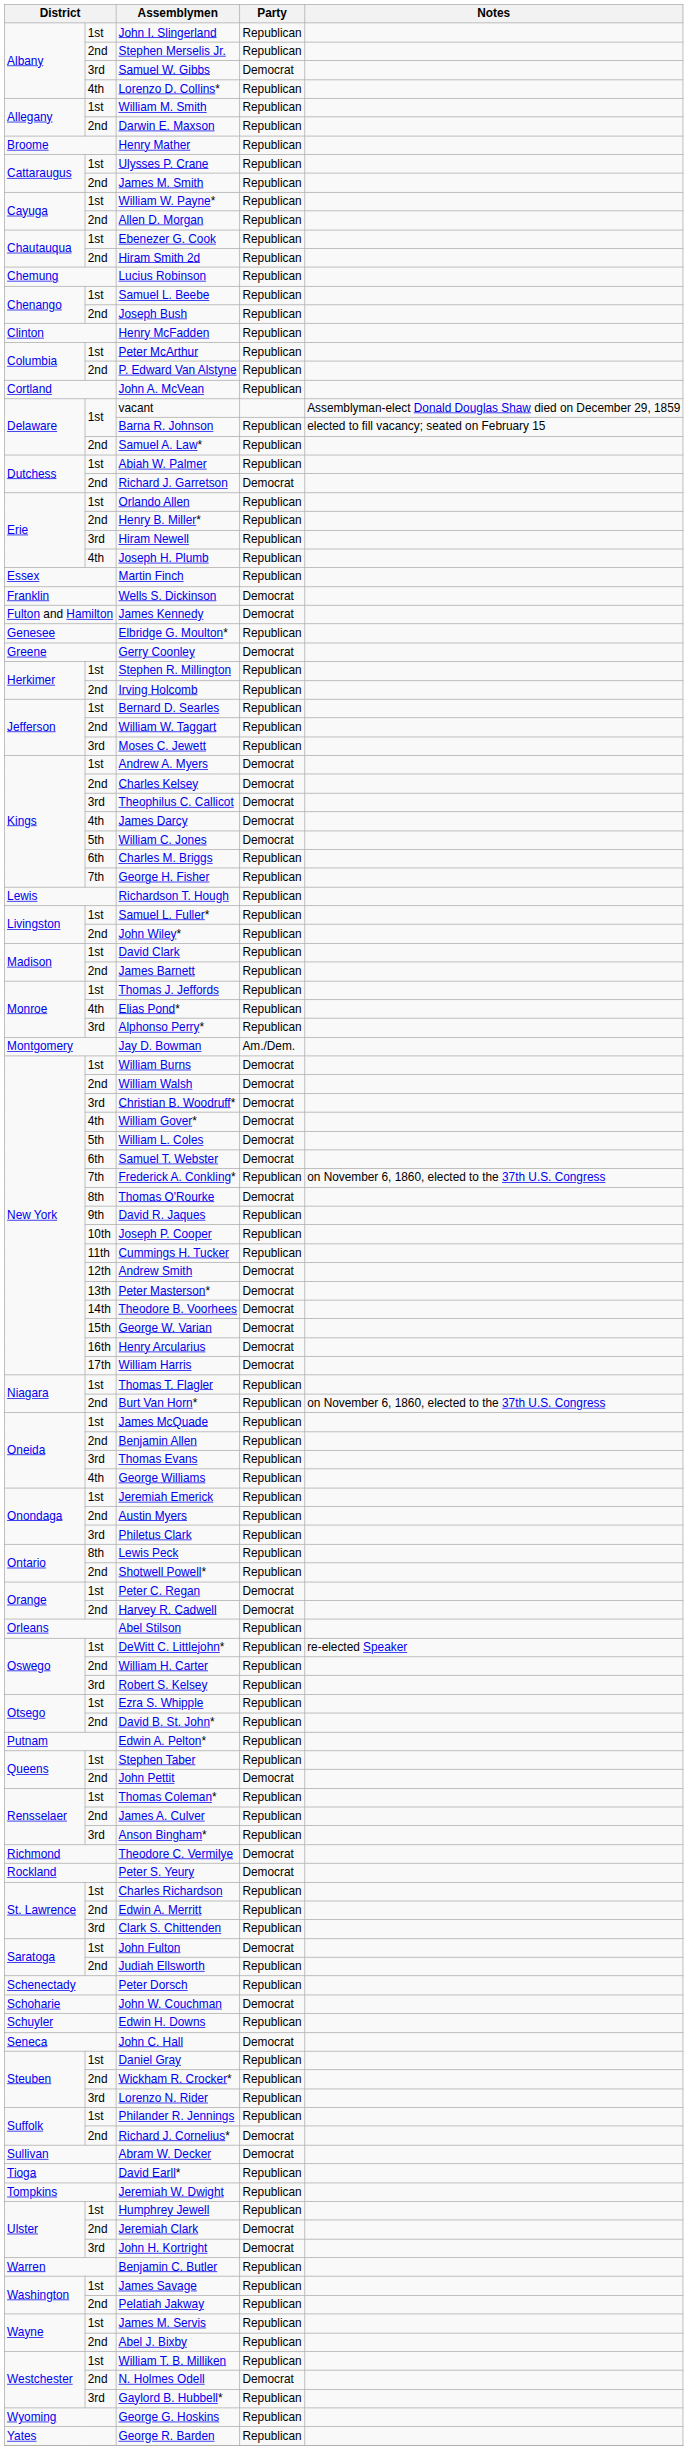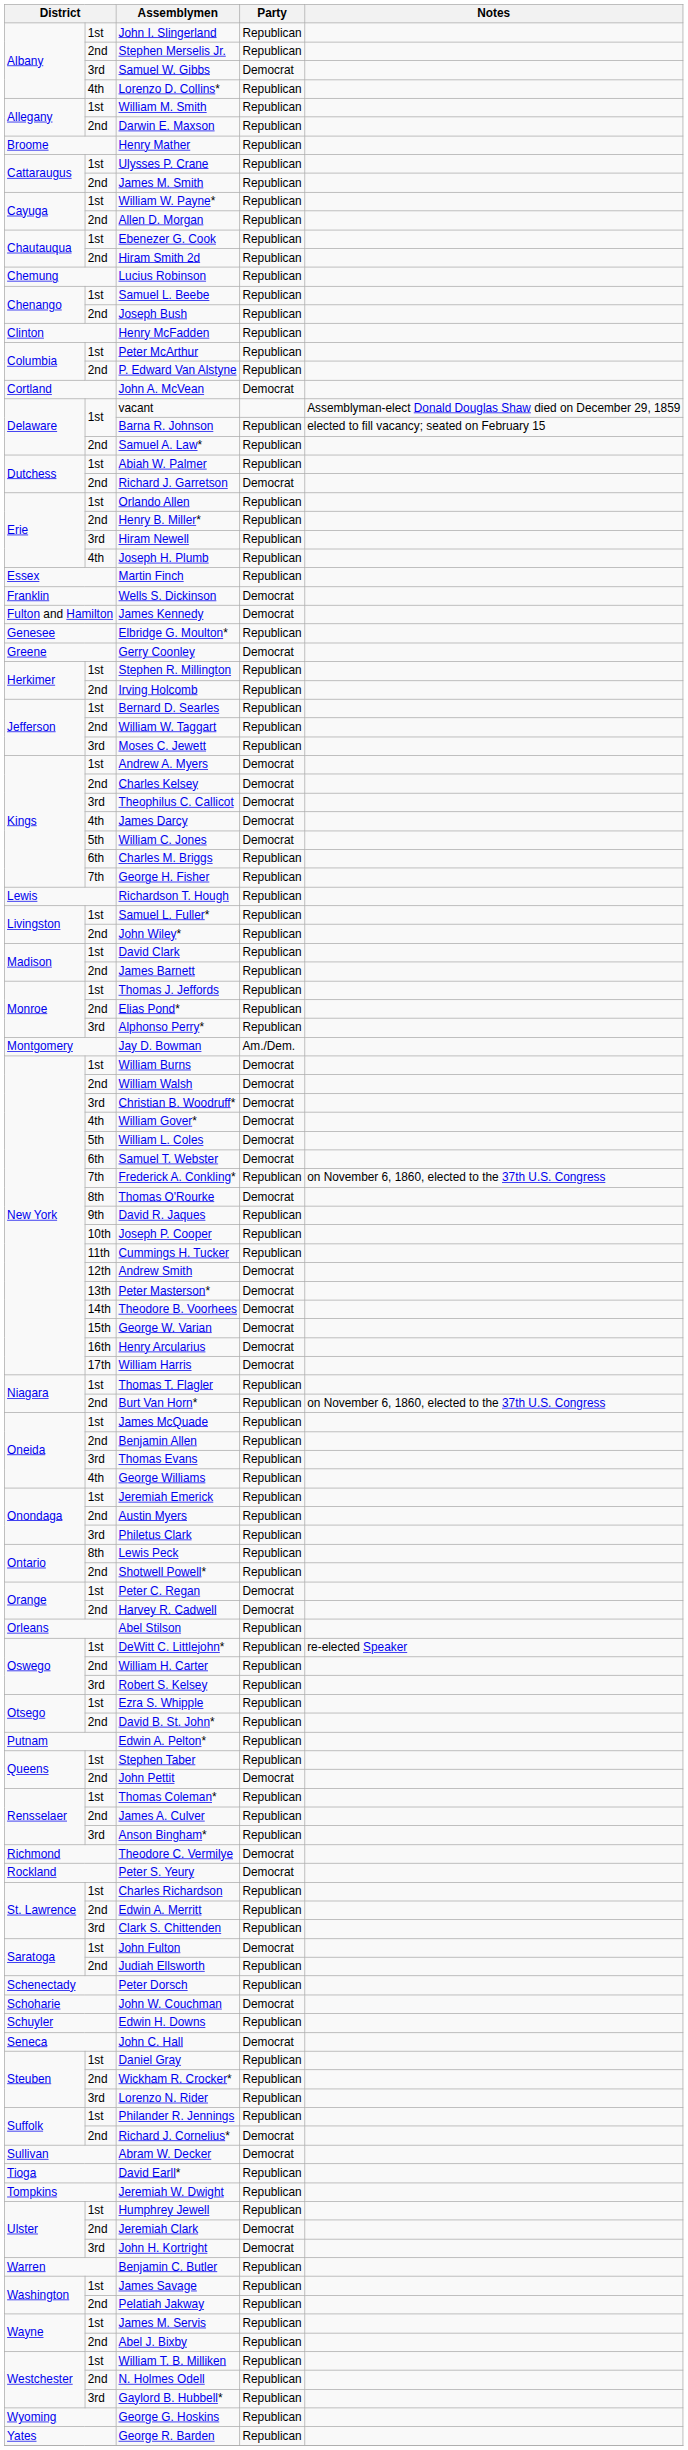(272, 389) Republican -> (268, 389) Democrat
(96, 1009) 4th -> (98, 1009) 2nd
(268, 2379) Democrat -> (272, 2379) Republican
